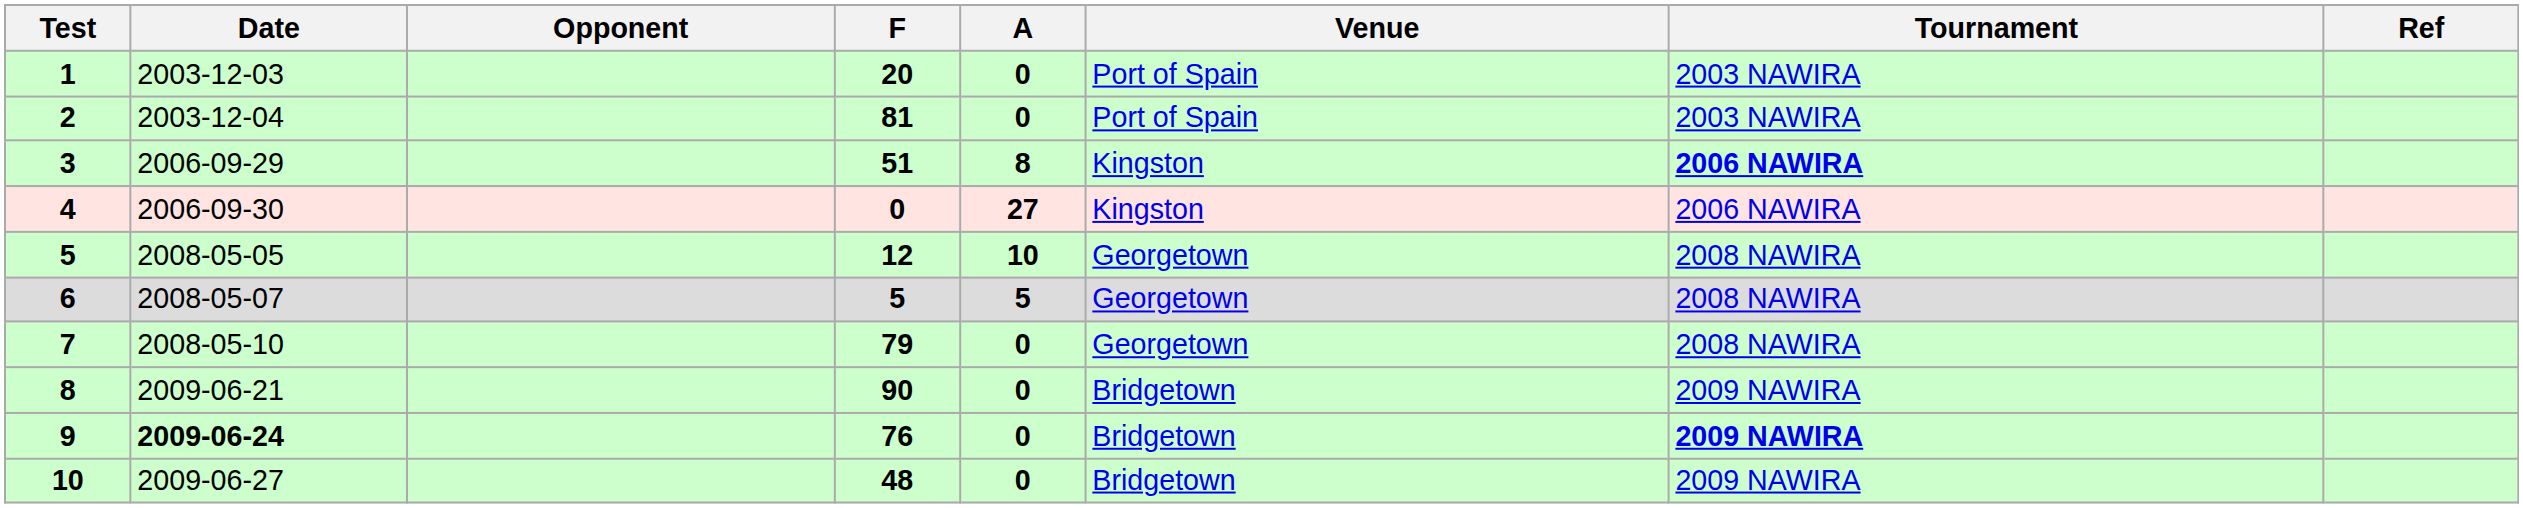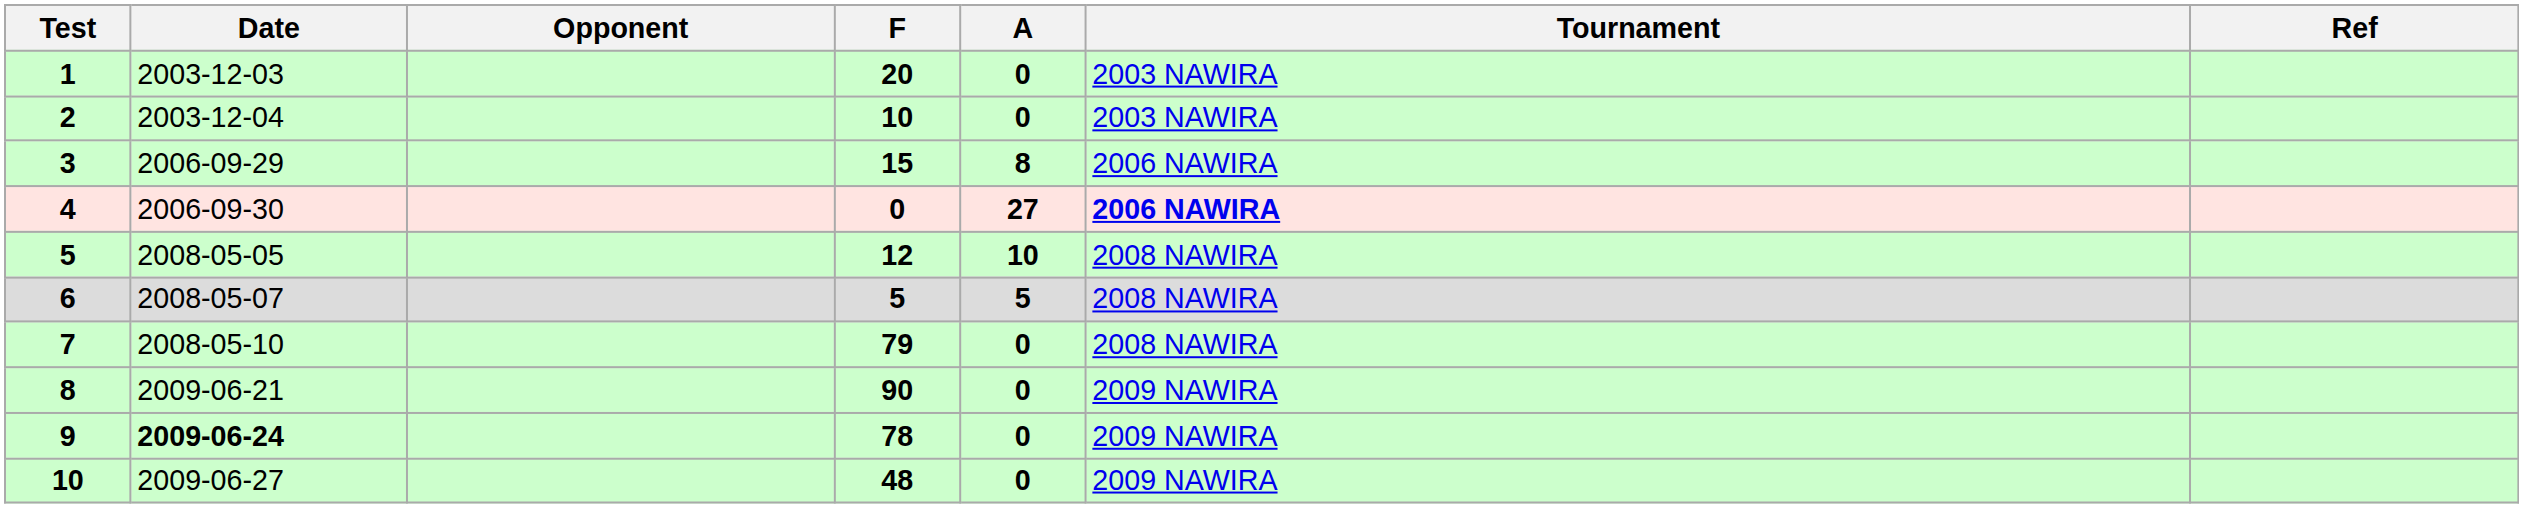- column: (1377, 28)
(897, 119) 81 -> (897, 119) 10
(897, 164) 51 -> (897, 164) 15
(1769, 164) bold -> (1185, 164) normal
(1768, 209) normal -> (1186, 209) bold
(897, 435) 76 -> (897, 435) 78
(1769, 435) bold -> (1185, 435) normal
